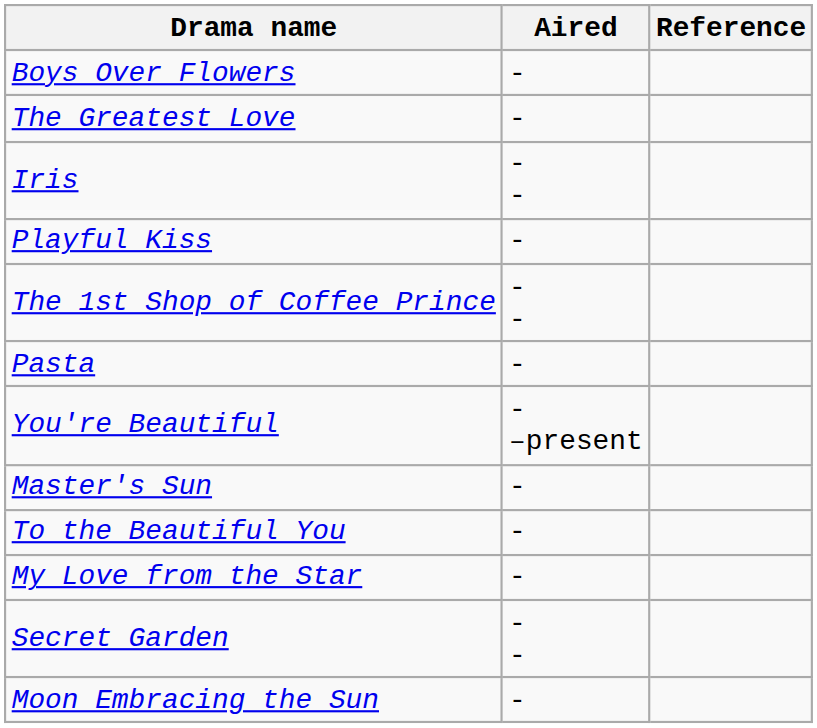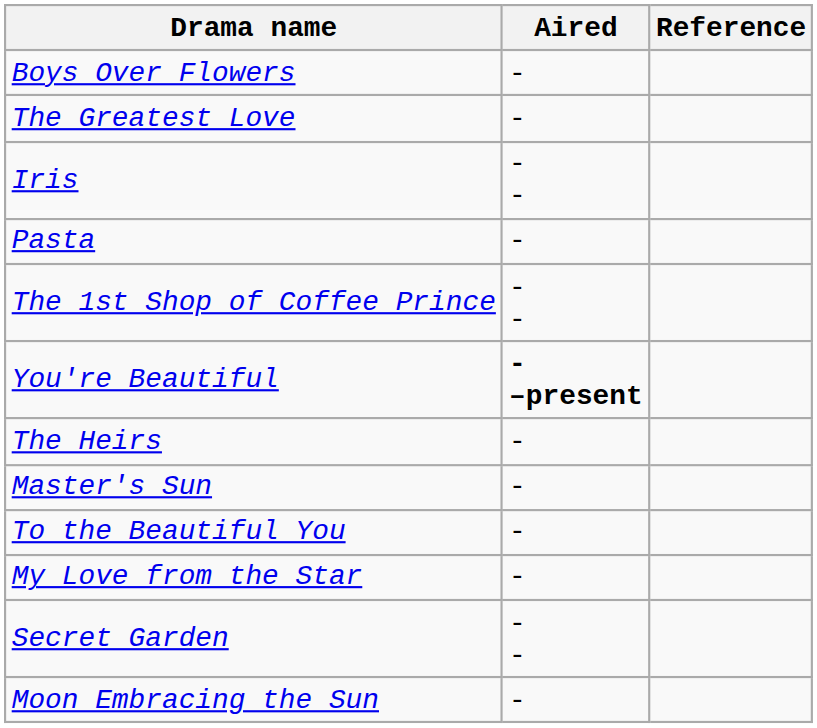- row: (112, 241)
rows swapped: (254, 303) <-> (53, 364)
(576, 425) normal -> (576, 380) bold
+ row: (87, 441)
